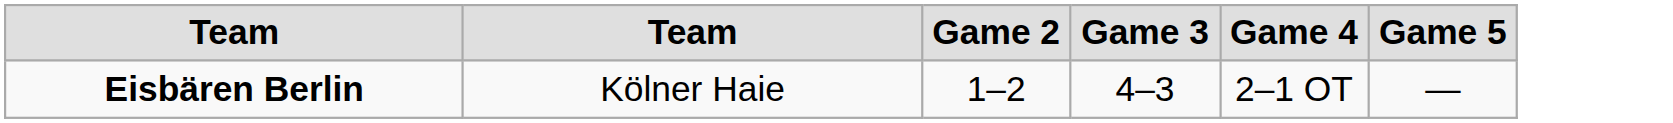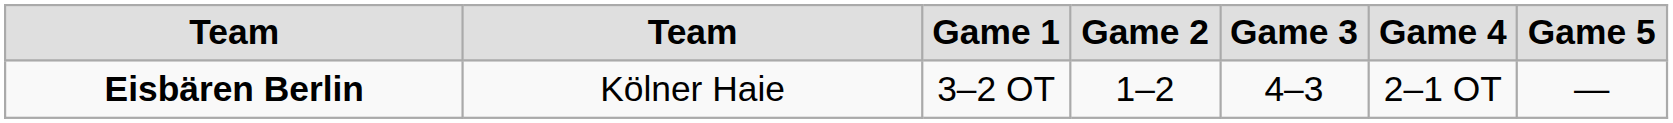+ column: (996, 32)
